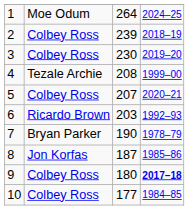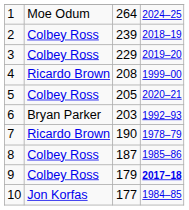(126, 54) 230 -> (126, 54) 229
(65, 74) Tezale Archie -> (69, 74) Ricardo Brown
(126, 94) 207 -> (126, 94) 205
(69, 114) Ricardo Brown -> (64, 114) Bryan Parker
(64, 134) Bryan Parker -> (69, 134) Ricardo Brown
(57, 154) Jon Korfas -> (63, 154) Colbey Ross
(126, 174) 180 -> (126, 174) 179
(63, 194) Colbey Ross -> (57, 194) Jon Korfas
